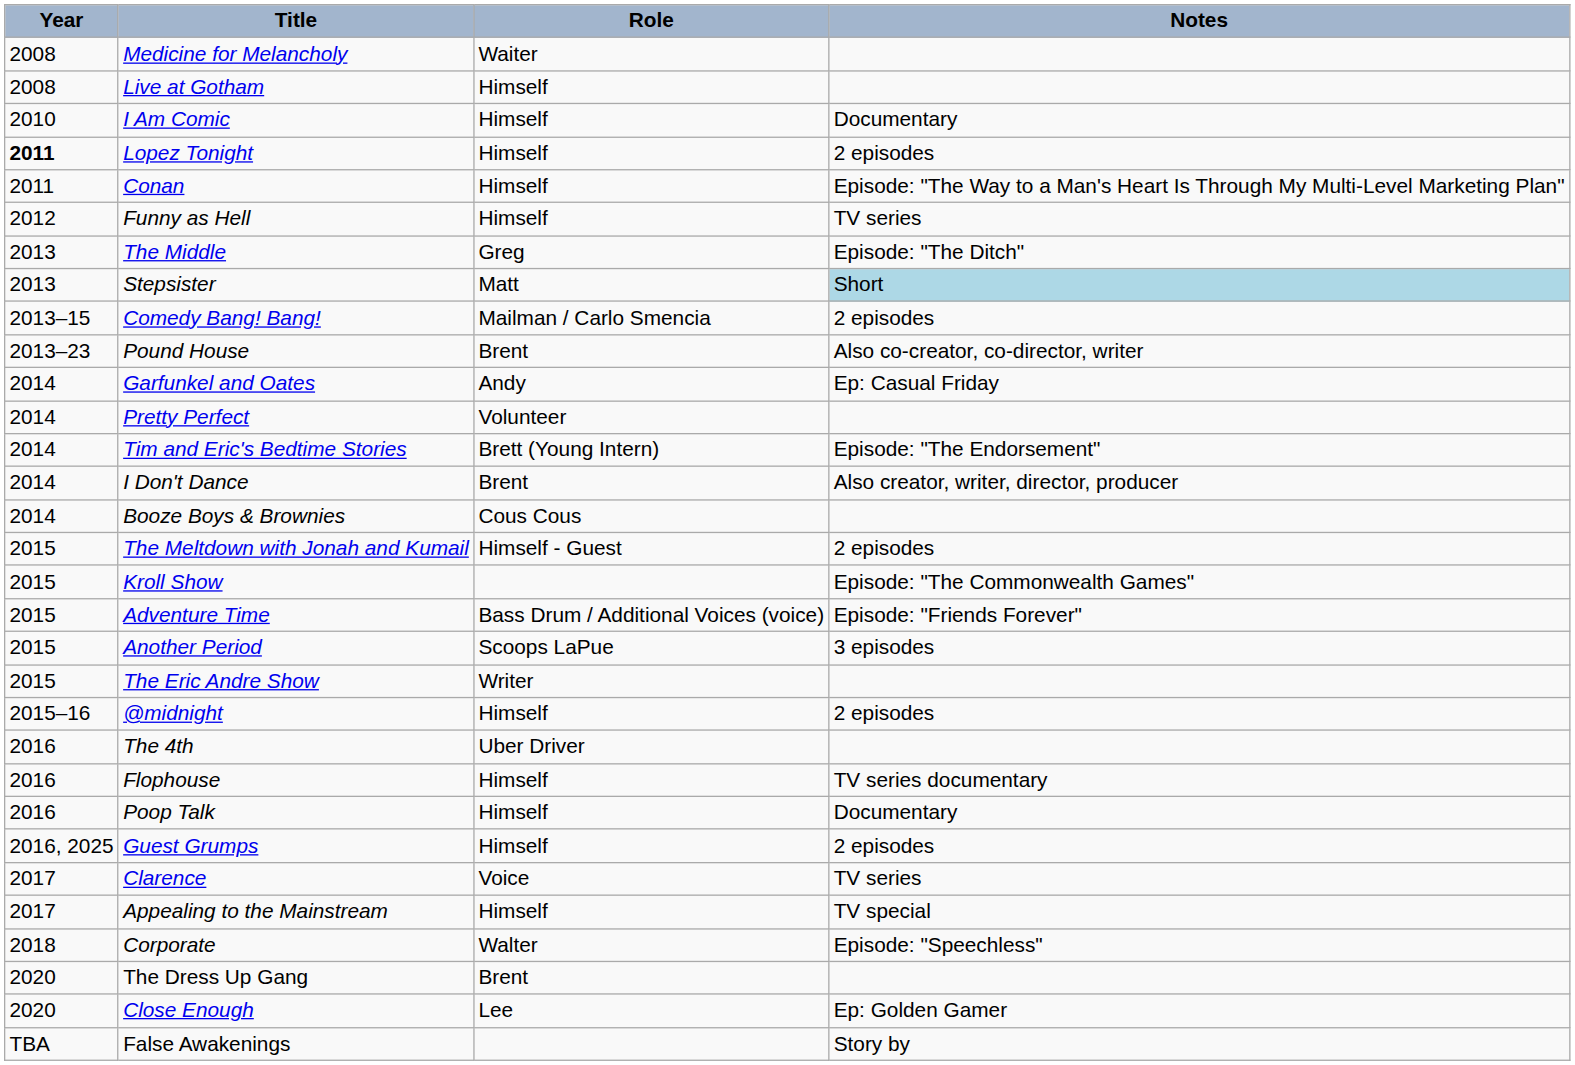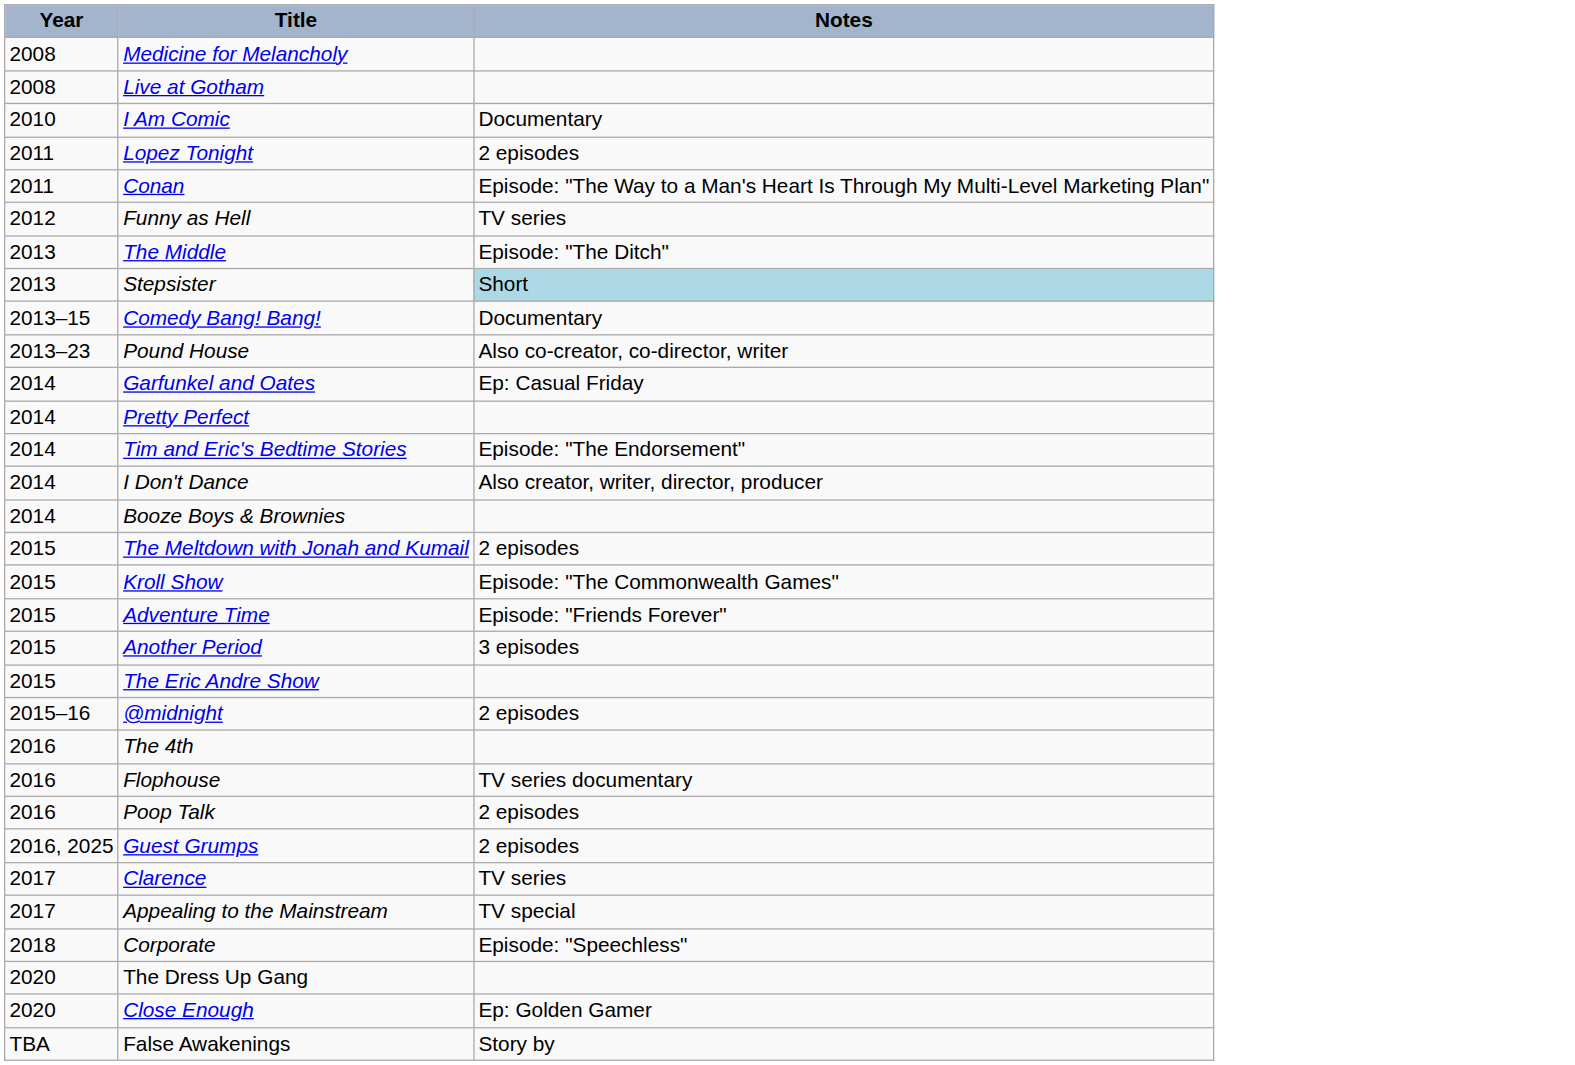- column: (651, 20)
(32, 152) bold -> (32, 152) normal
(884, 317) 2 episodes -> (540, 317) Documentary
(896, 812) Documentary -> (529, 812) 2 episodes
